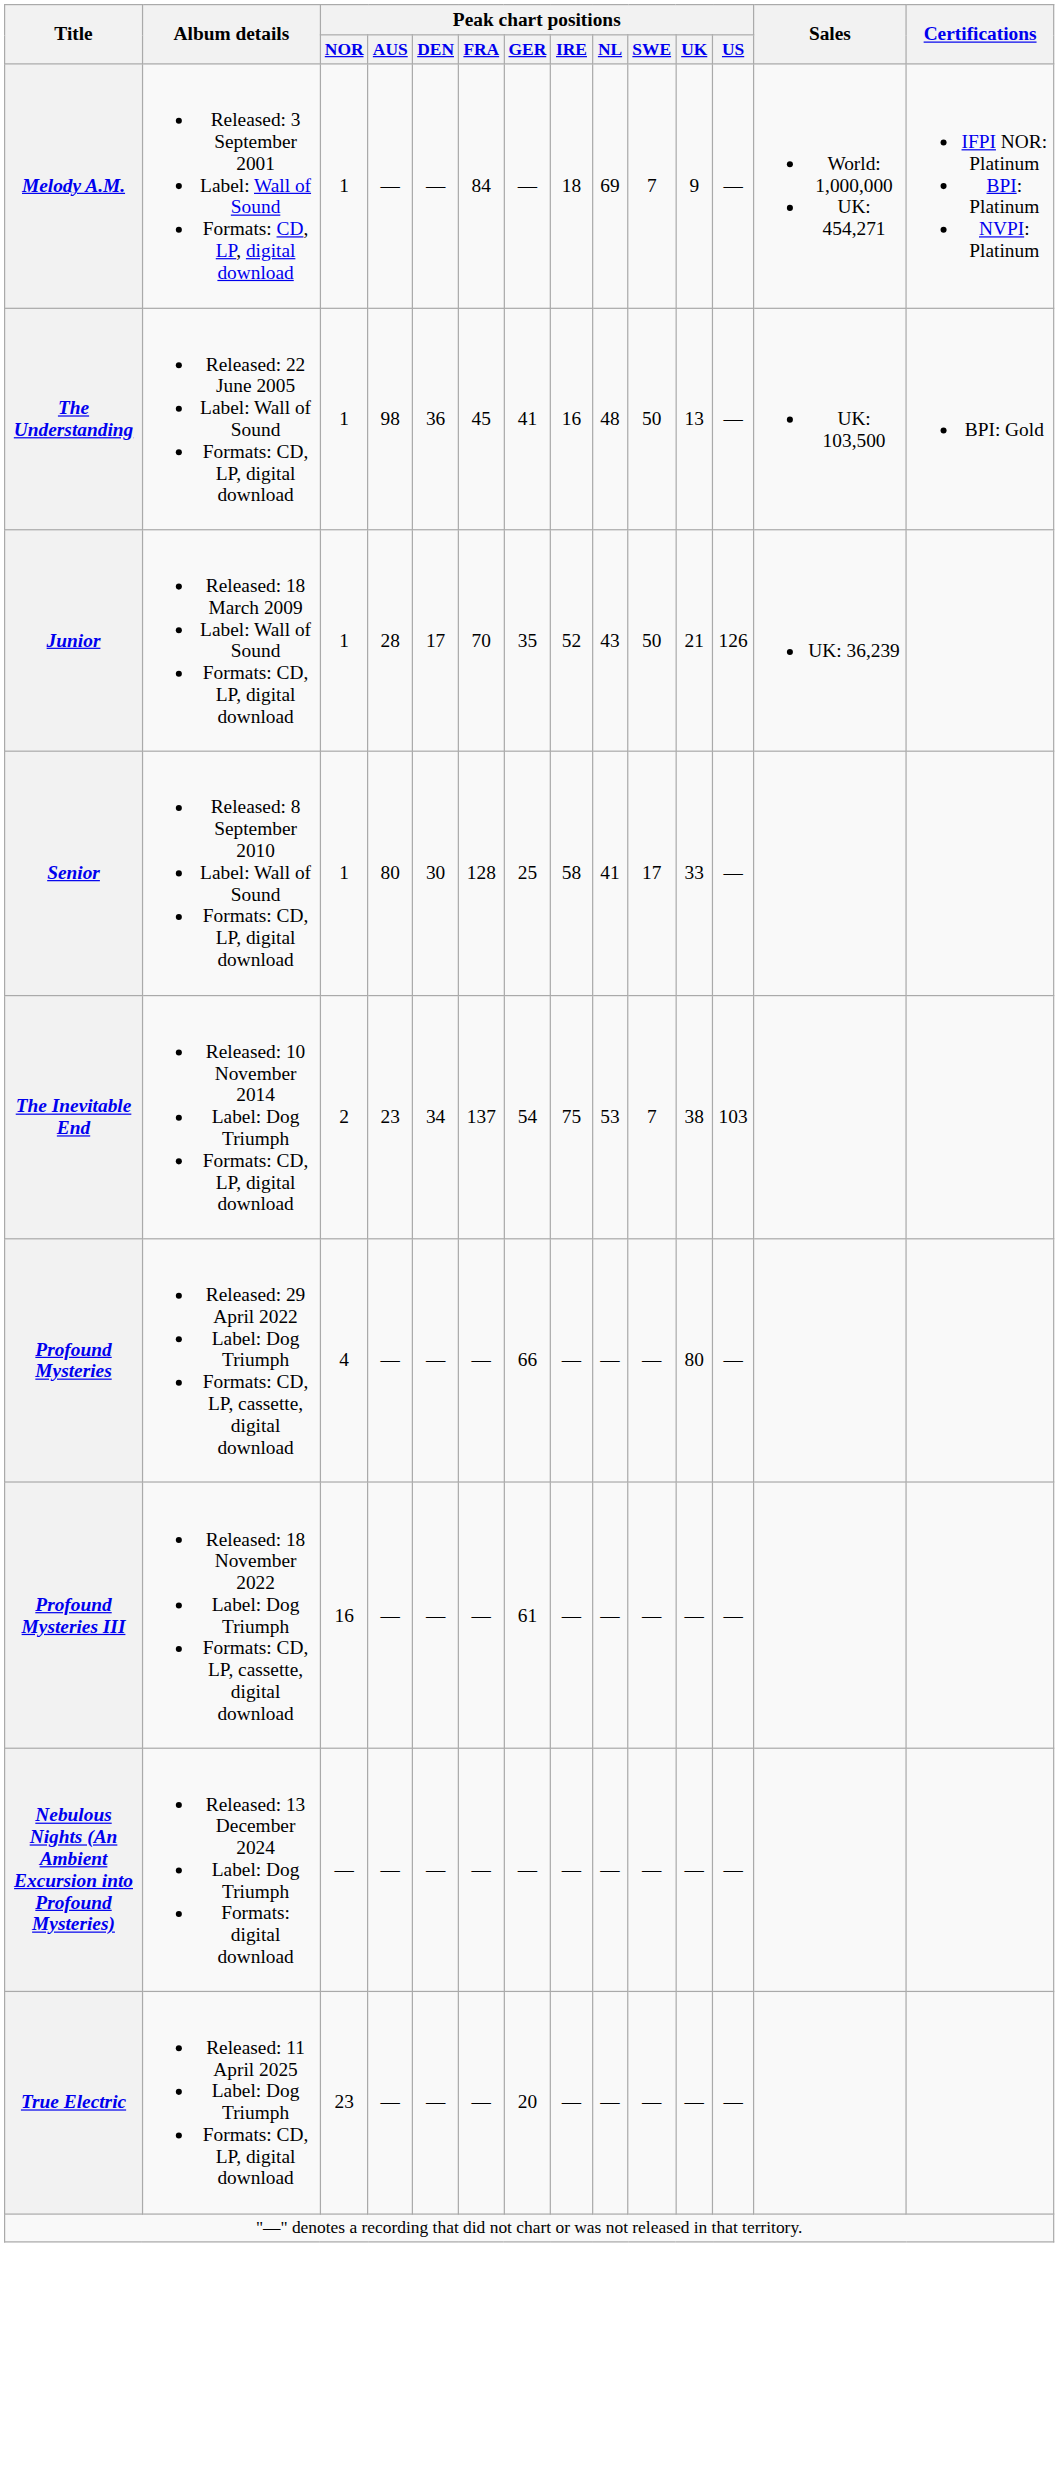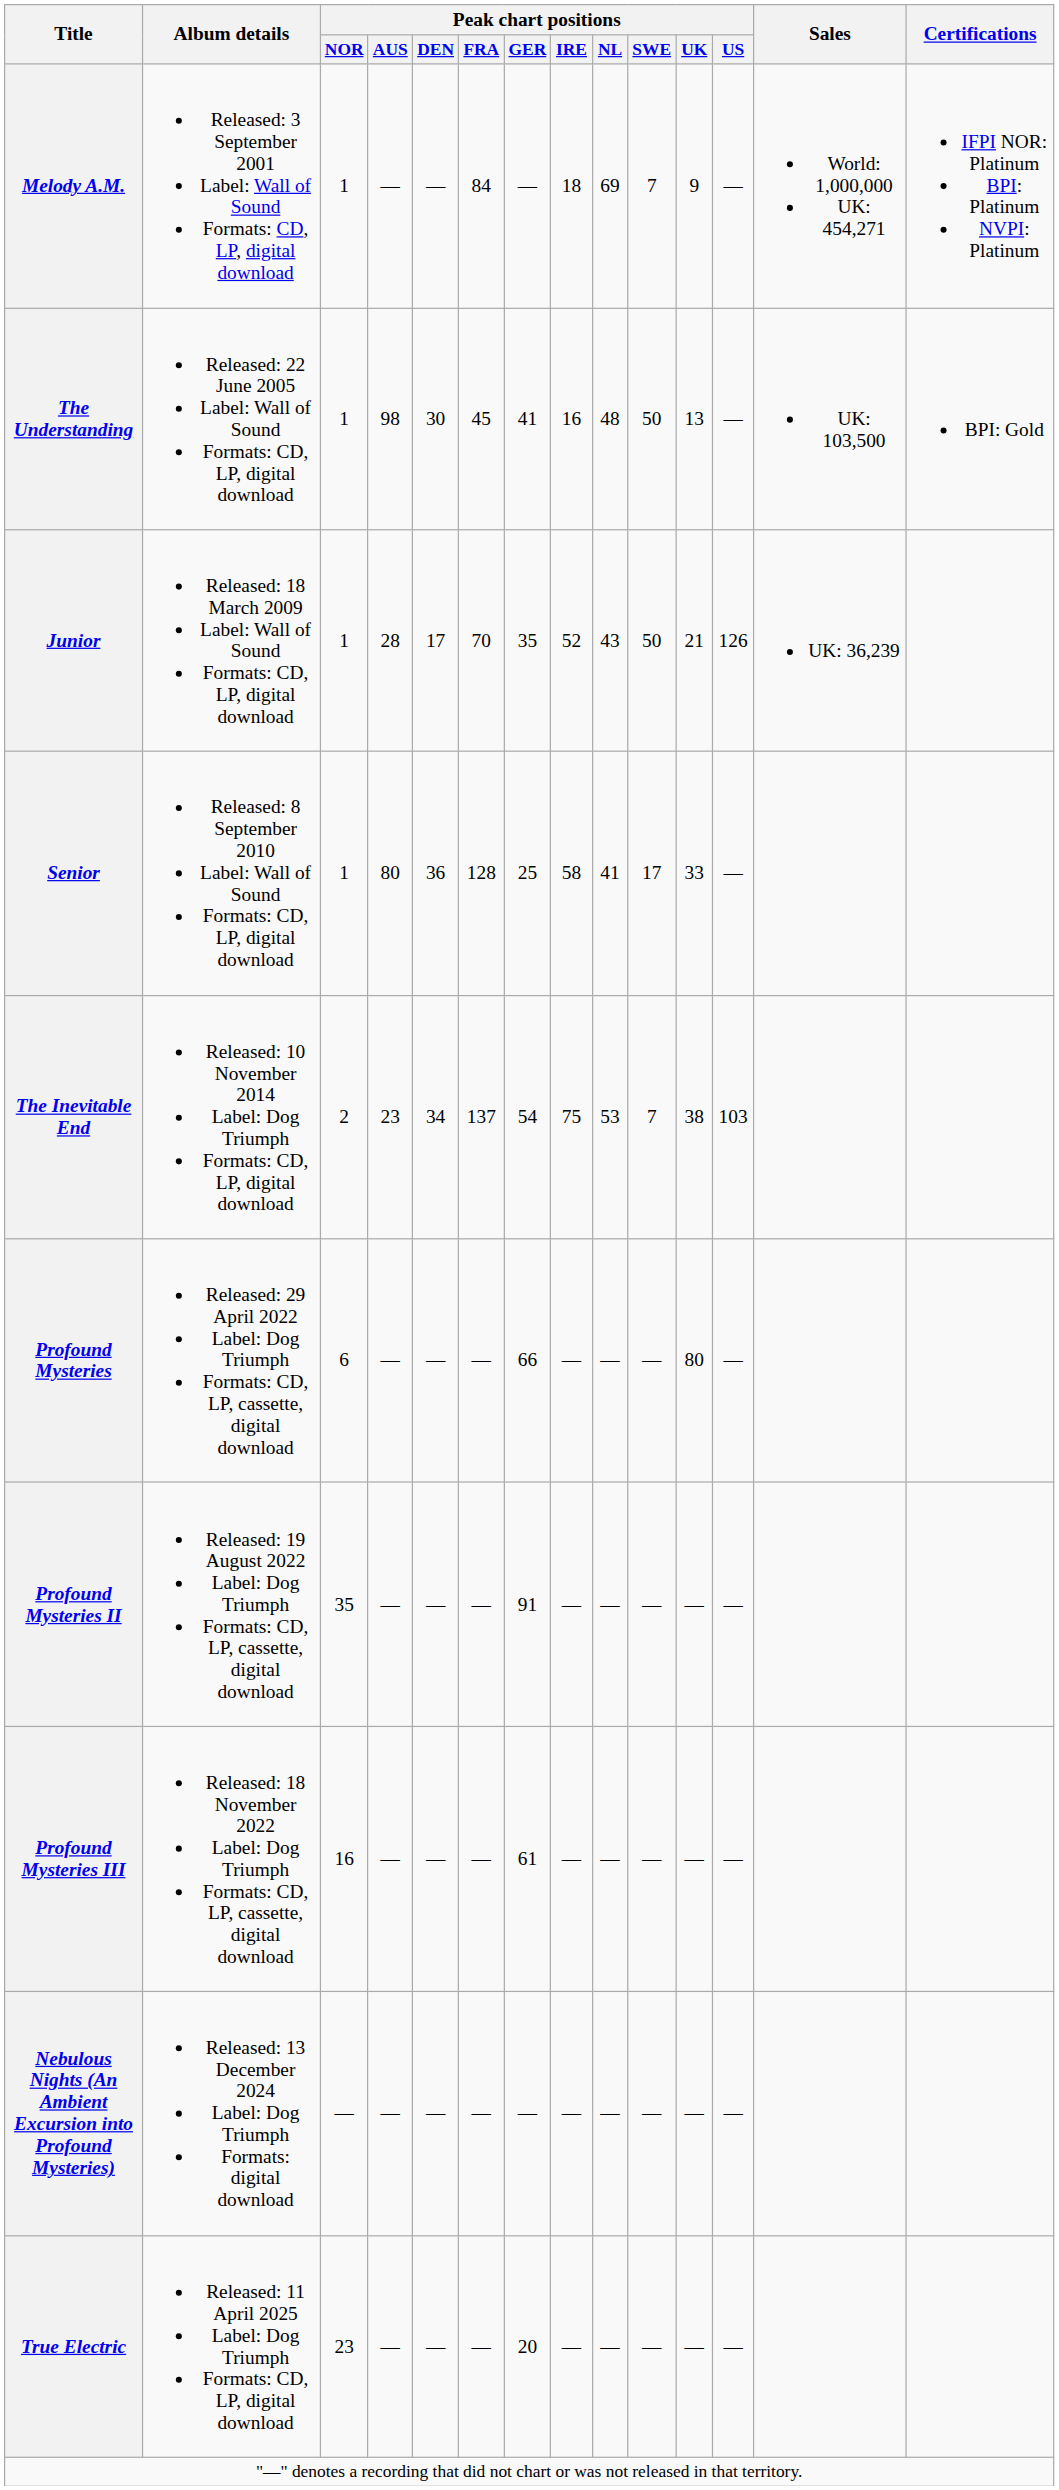(436, 418) 36 -> (436, 418) 30
(436, 873) 30 -> (436, 873) 36
(344, 1360) 4 -> (344, 1360) 6
+ row: (74, 1604)
